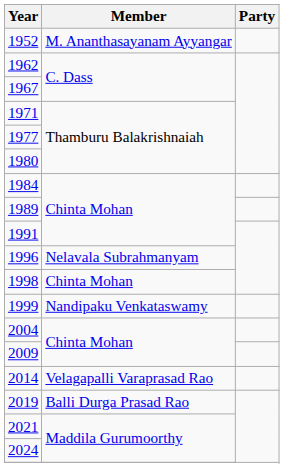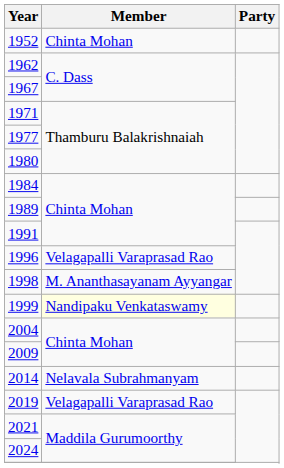(139, 40) M. Ananthasayanam Ayyangar -> (89, 40) Chinta Mohan
(122, 257) Nelavala Subrahmanyam -> (129, 257) Velagapalli Varaprasad Rao
(89, 281) Chinta Mohan -> (139, 281) M. Ananthasayanam Ayyangar
(127, 305) no background -> (127, 305) lightyellow background
(129, 378) Velagapalli Varaprasad Rao -> (122, 378) Nelavala Subrahmanyam
(117, 402) Balli Durga Prasad Rao -> (129, 402) Velagapalli Varaprasad Rao
